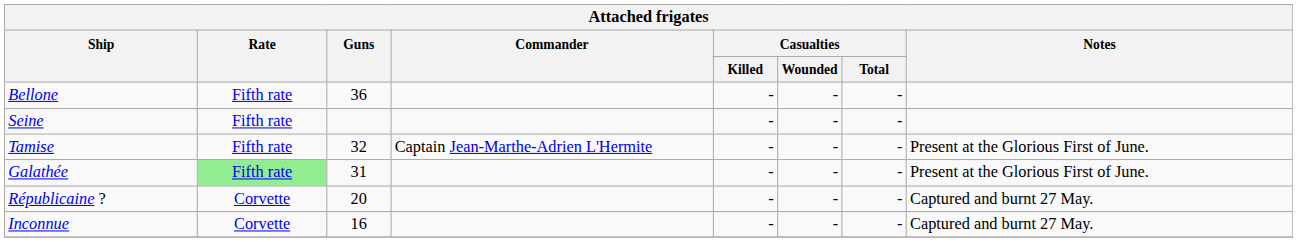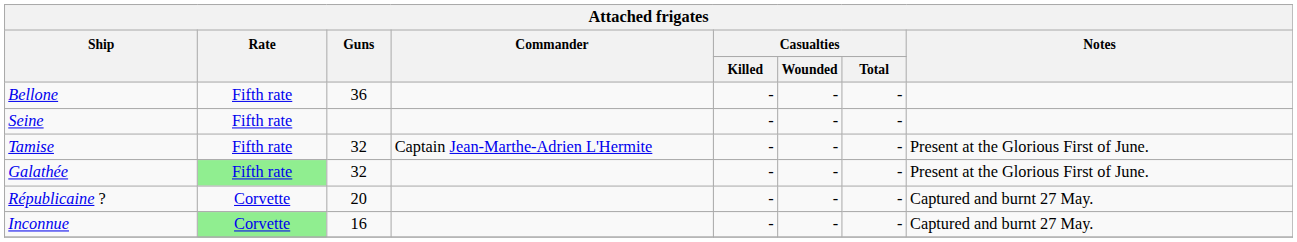(359, 172) 31 -> (359, 172) 32
(262, 224) no background -> (262, 224) lightgreen background
